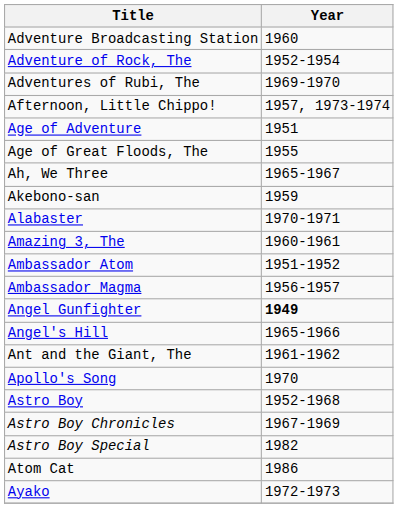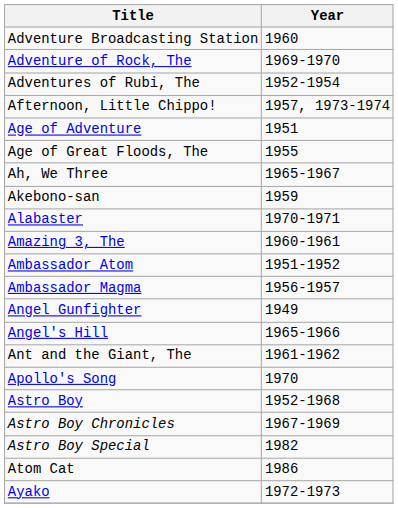(302, 61) 1952-1954 -> (302, 61) 1969-1970
(302, 84) 1969-1970 -> (302, 84) 1952-1954
(282, 311) bold -> (282, 311) normal
